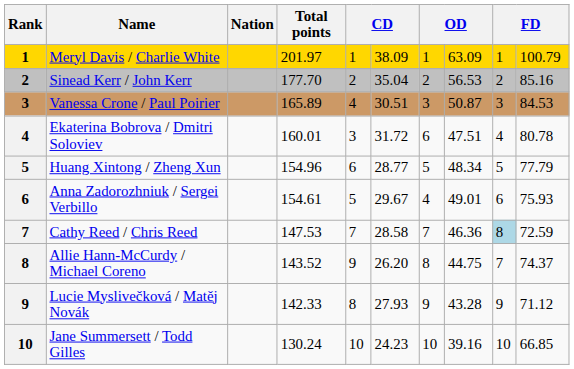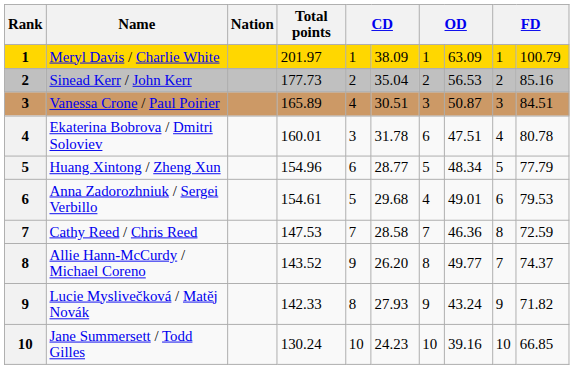(301, 80) 177.70 -> (301, 80) 177.73
(537, 103) 84.53 -> (537, 103) 84.51
(391, 135) 31.72 -> (391, 135) 31.78
(391, 199) 29.67 -> (391, 199) 29.68
(537, 199) 75.93 -> (537, 199) 79.53
(500, 231) lightblue background -> (500, 231) no background
(465, 263) 44.75 -> (465, 263) 49.77
(465, 304) 43.28 -> (465, 304) 43.24
(537, 304) 71.12 -> (537, 304) 71.82
